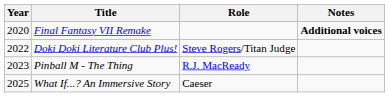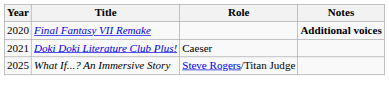(18, 48) 2022 -> (18, 48) 2021
(239, 48) Steve Rogers/Titan Judge -> (197, 48) Caeser
- row: (83, 65)
(197, 83) Caeser -> (239, 65) Steve Rogers/Titan Judge
